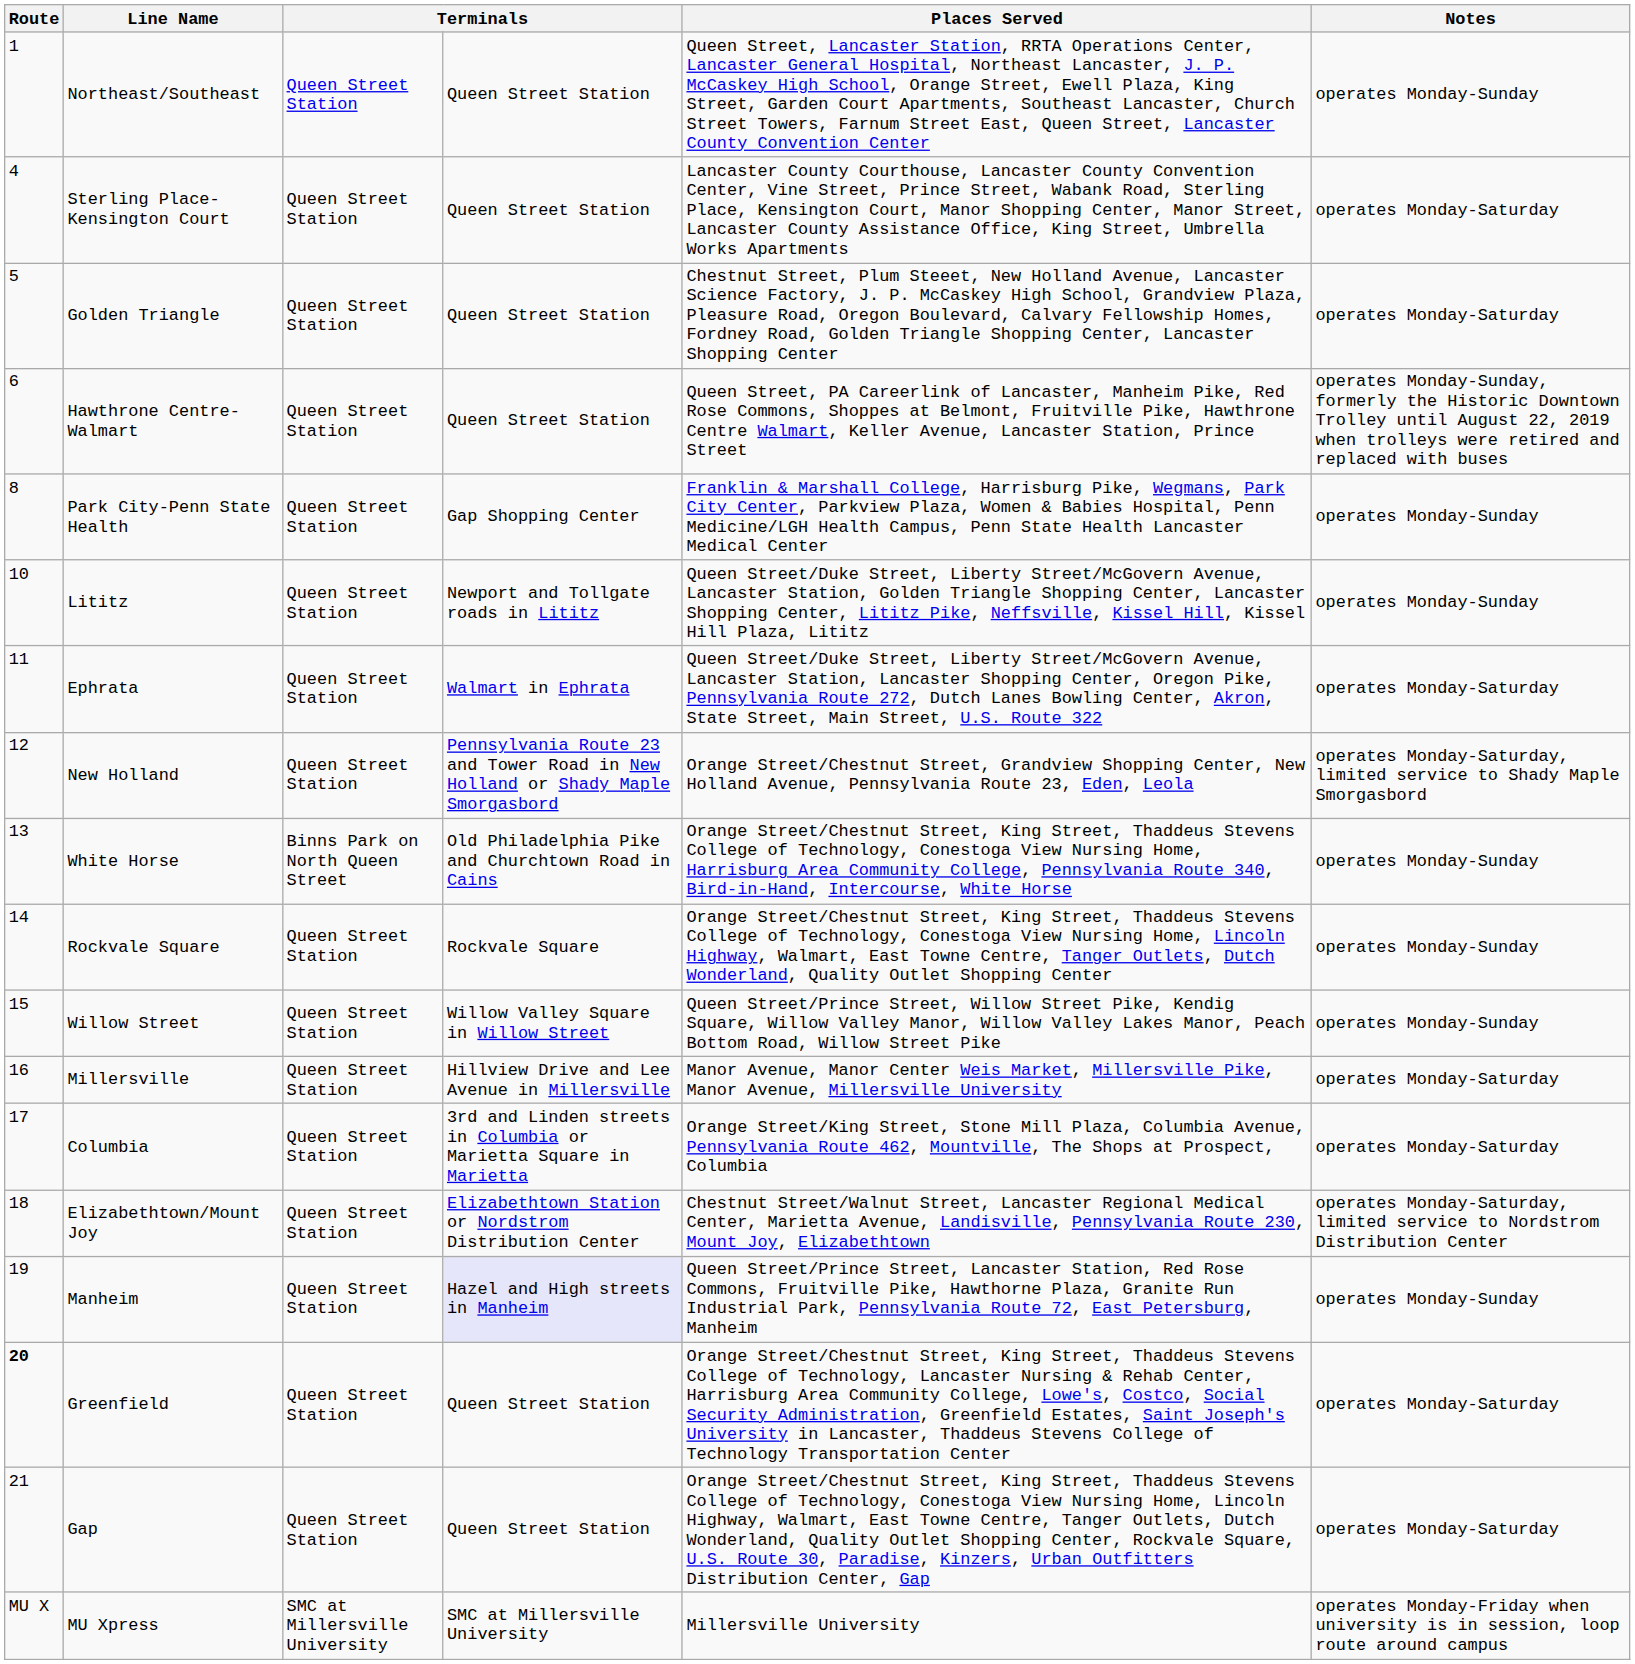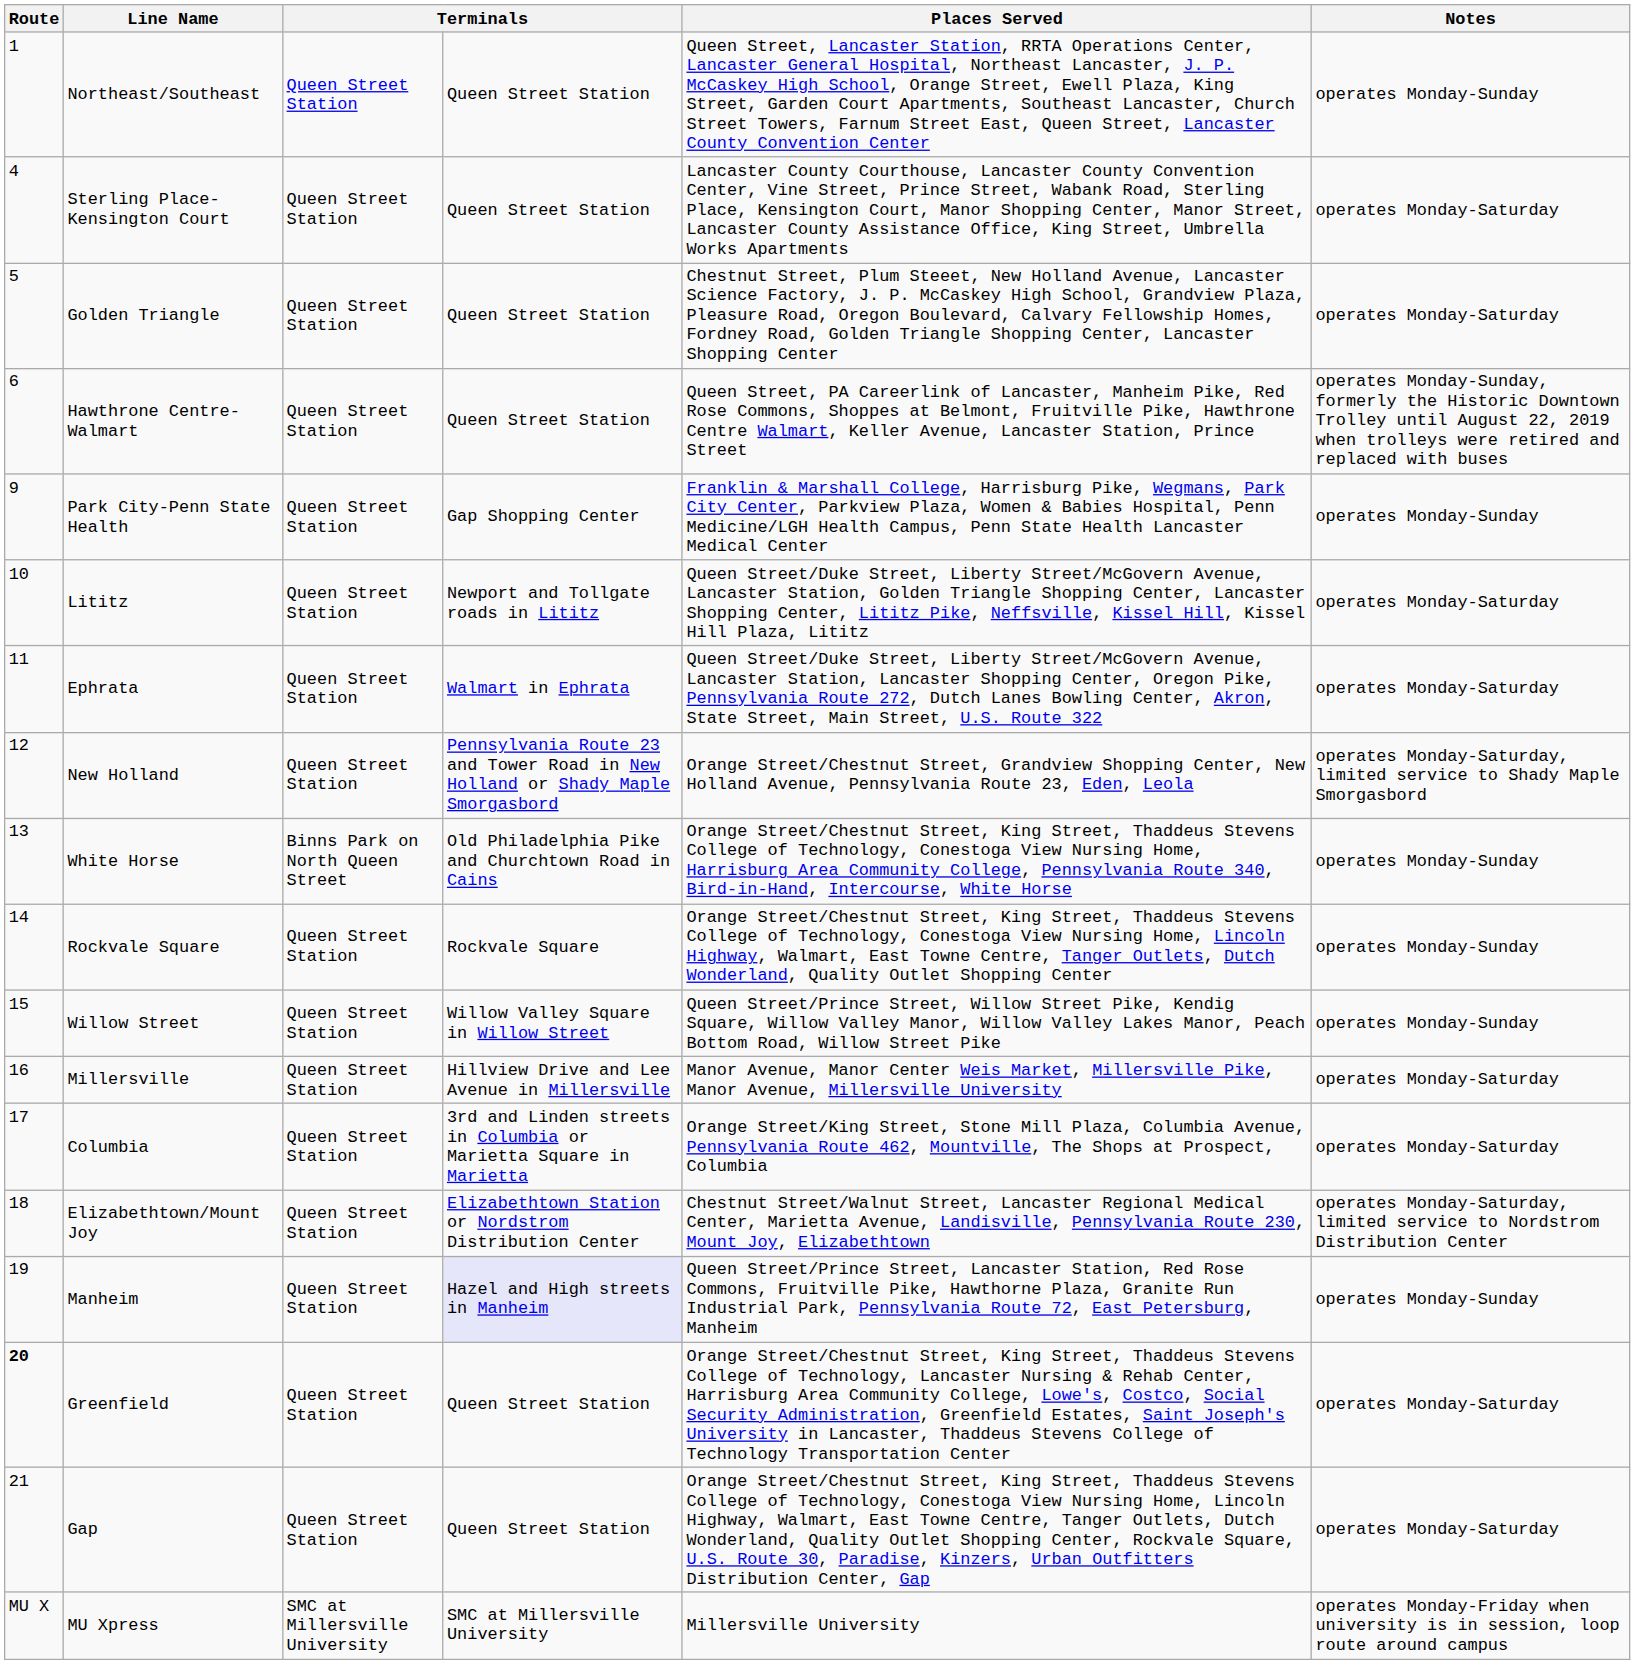(34, 488) 8 -> (34, 488) 9
(1427, 603) operates Monday-Sunday -> (1437, 603) operates Monday-Saturday
